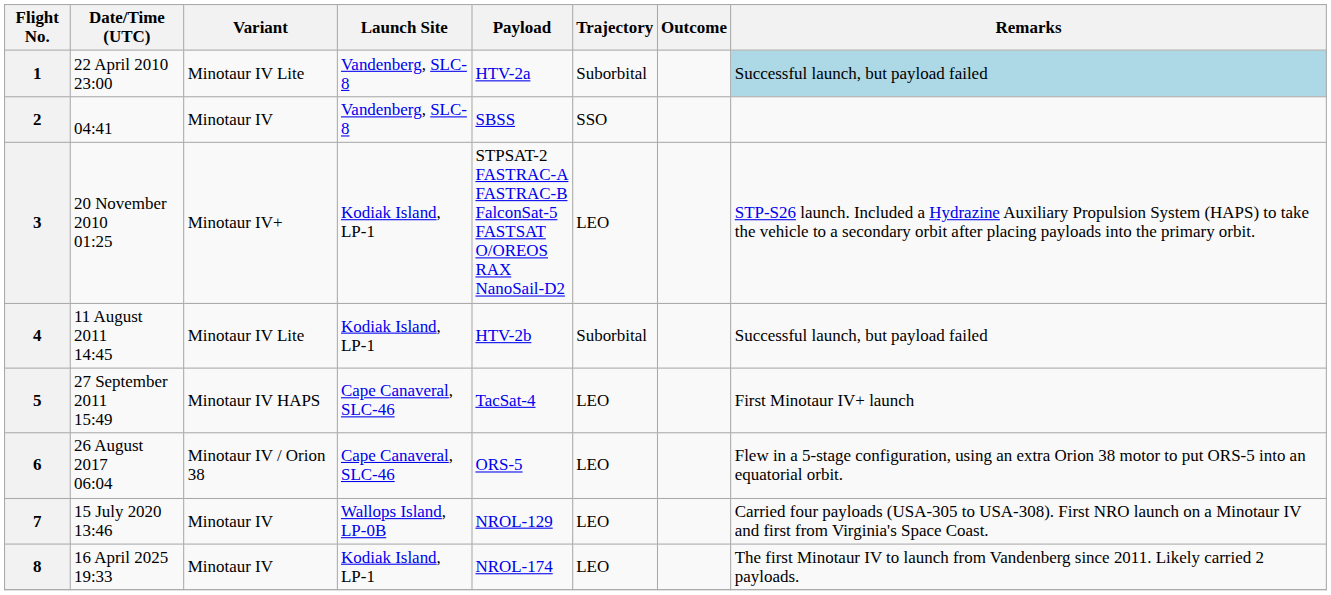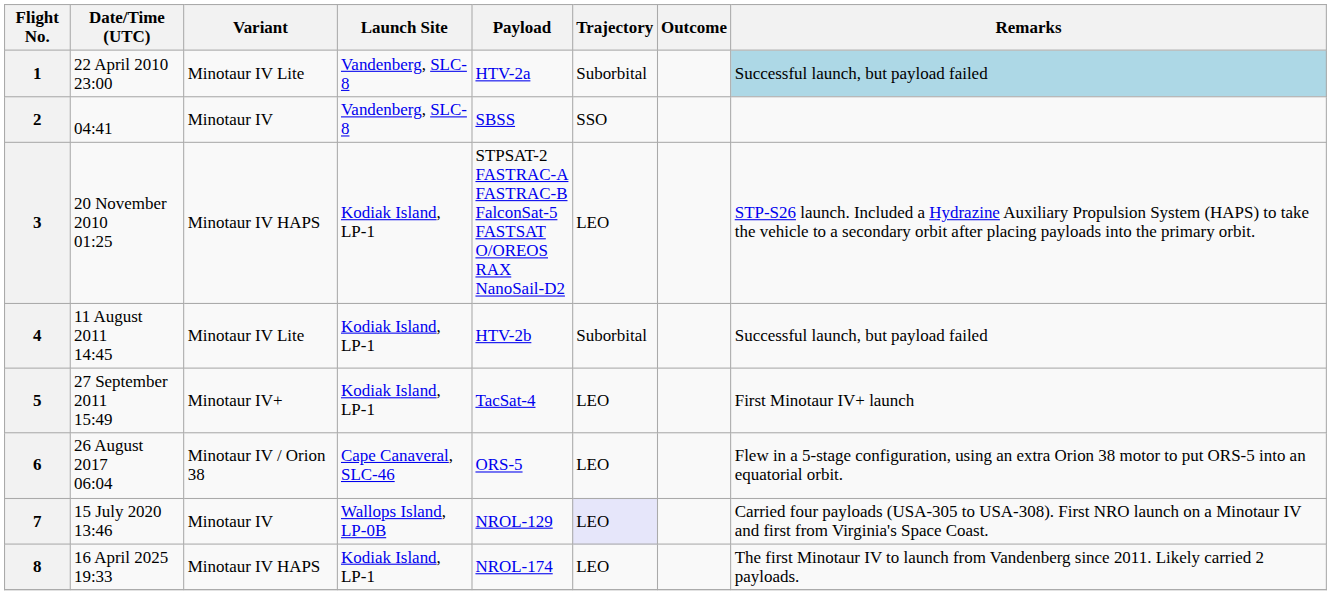(235, 222) Minotaur IV+ -> (254, 222) Minotaur IV HAPS
(254, 400) Minotaur IV HAPS -> (235, 400) Minotaur IV+
(397, 400) Cape Canaveral, SLC-46 -> (391, 400) Kodiak Island, LP-1
(593, 521) no background -> (593, 521) lavender background
(230, 567) Minotaur IV -> (254, 567) Minotaur IV HAPS
